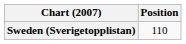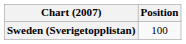(159, 30) 110 -> (159, 30) 100
